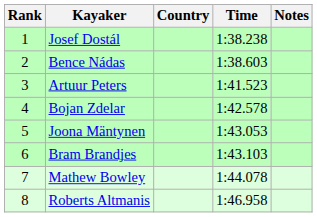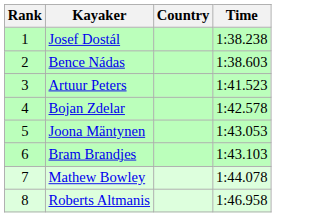- column: (292, 16)
